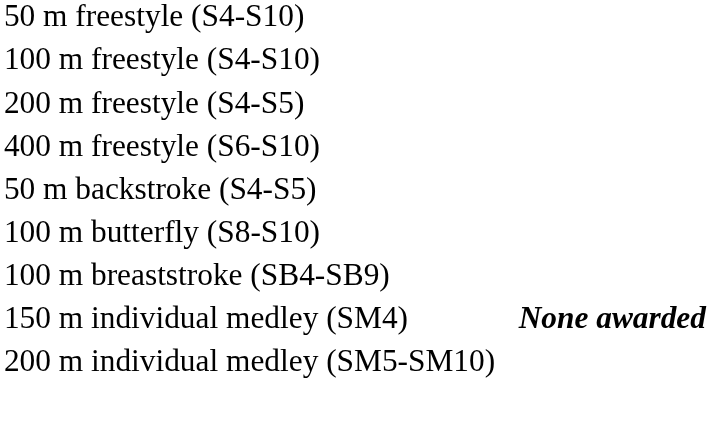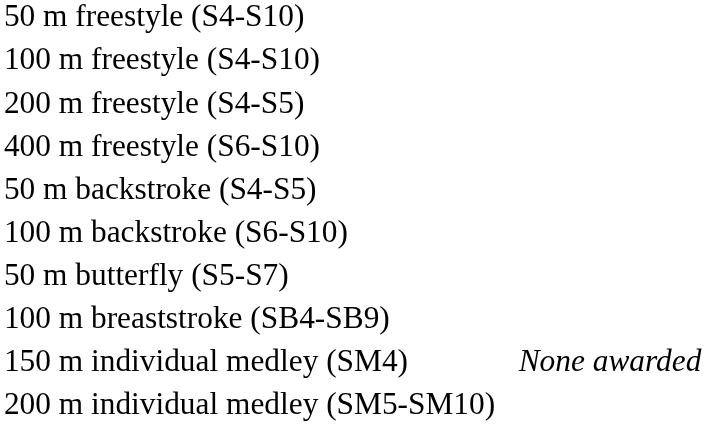+ row: (176, 231)
+ row: (146, 274)
- row: (162, 231)
(612, 317) bold -> (610, 360) normal
